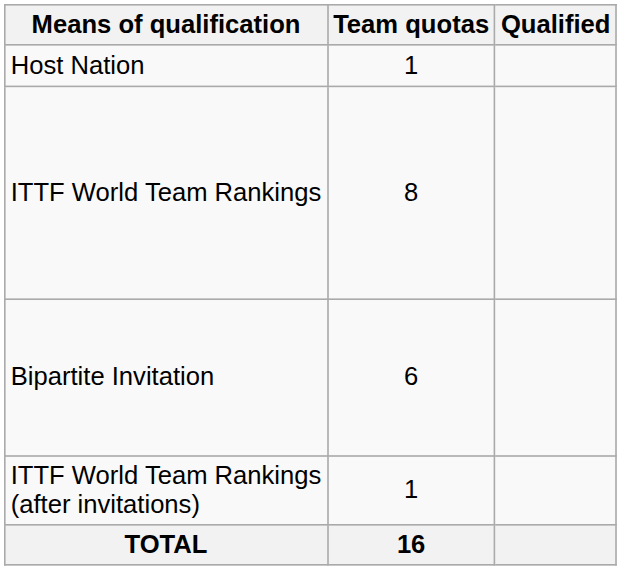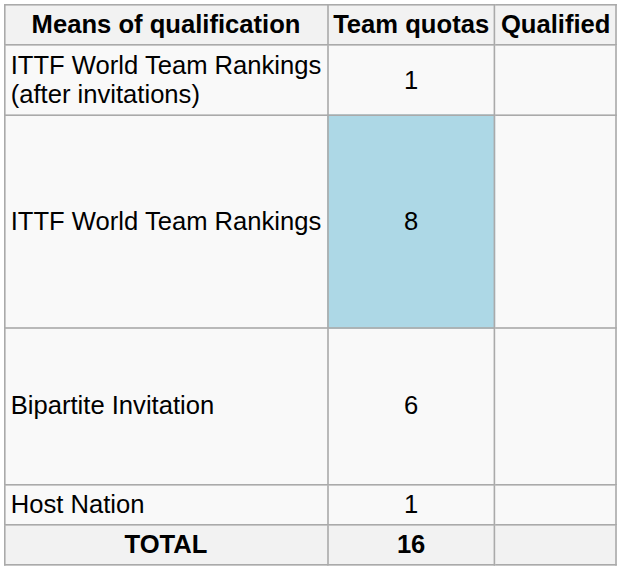rows swapped: (78, 65) <-> (166, 489)
(411, 192) no background -> (411, 221) lightblue background
